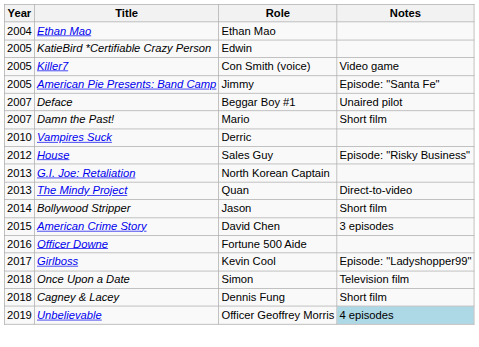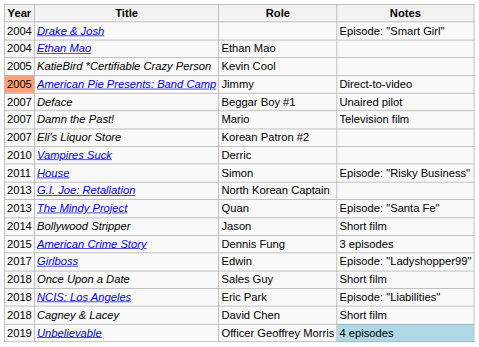+ row: (71, 31)
(237, 48) Edwin -> (249, 66) Kevin Cool
- row: (53, 66)
(19, 84) no background -> (19, 84) lightsalmon background
(390, 84) Episode: "Santa Fe" -> (376, 84) Direct-to-video
(363, 119) Short film -> (374, 119) Television film
+ row: (79, 137)
(19, 155) 2012 -> (19, 173) 2011
(247, 155) Sales Guy -> (237, 173) Simon
(376, 191) Direct-to-video -> (390, 208) Episode: "Santa Fe"
(251, 226) David Chen -> (253, 244) Dennis Fung
- row: (72, 244)
(249, 262) Kevin Cool -> (237, 262) Edwin
(237, 279) Simon -> (247, 279) Sales Guy
(374, 279) Television film -> (363, 279) Short film
+ row: (84, 297)
(253, 297) Dennis Fung -> (251, 315) David Chen
